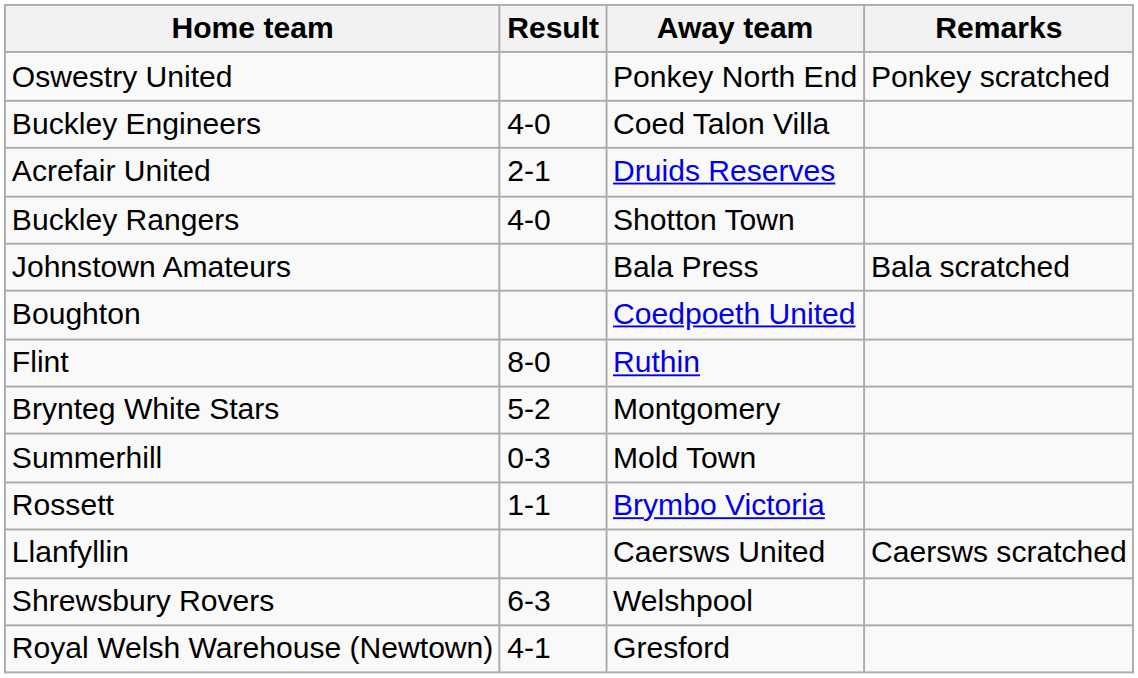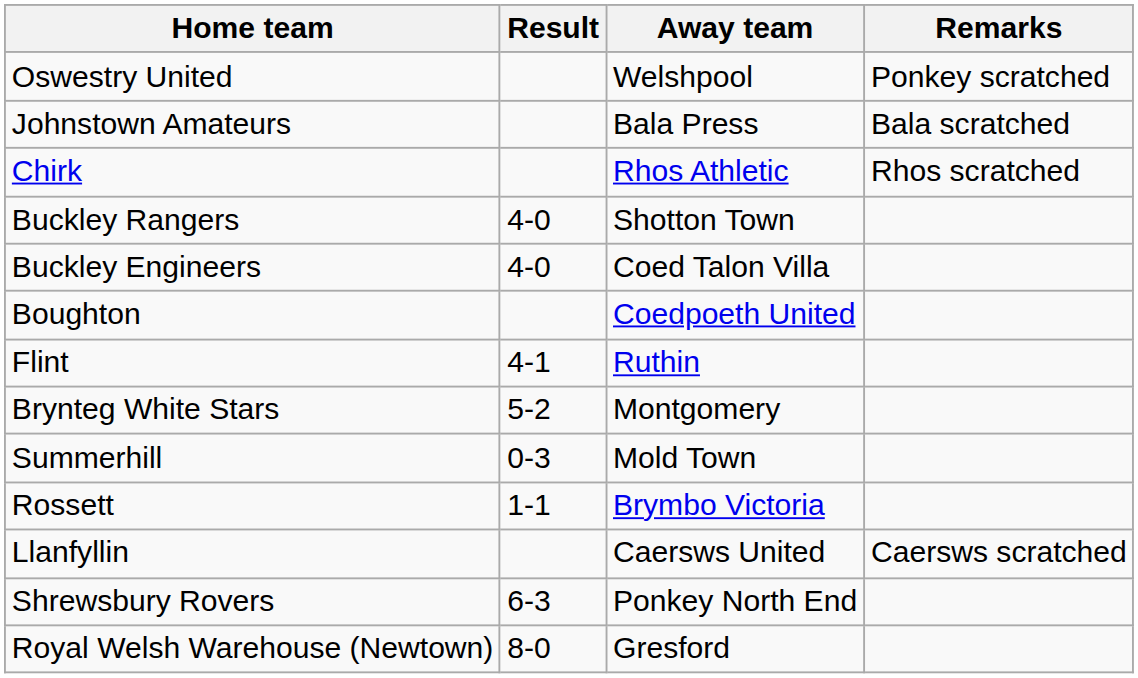(735, 76) Ponkey North End -> (683, 76) Welshpool
rows swapped: (151, 266) <-> (136, 123)
- row: (111, 171)
+ row: (47, 171)
(529, 362) 8-0 -> (529, 362) 4-1
(683, 600) Welshpool -> (735, 600) Ponkey North End
(529, 648) 4-1 -> (529, 648) 8-0
